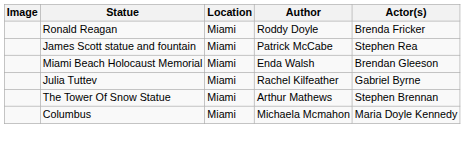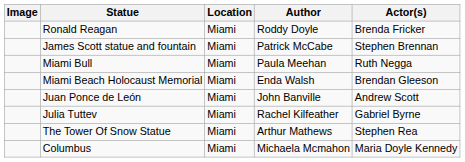(386, 47) Stephen Rea -> (397, 47) Stephen Brennan
+ row: (67, 64)
+ row: (92, 98)
(397, 98) Stephen Brennan -> (386, 132) Stephen Rea
